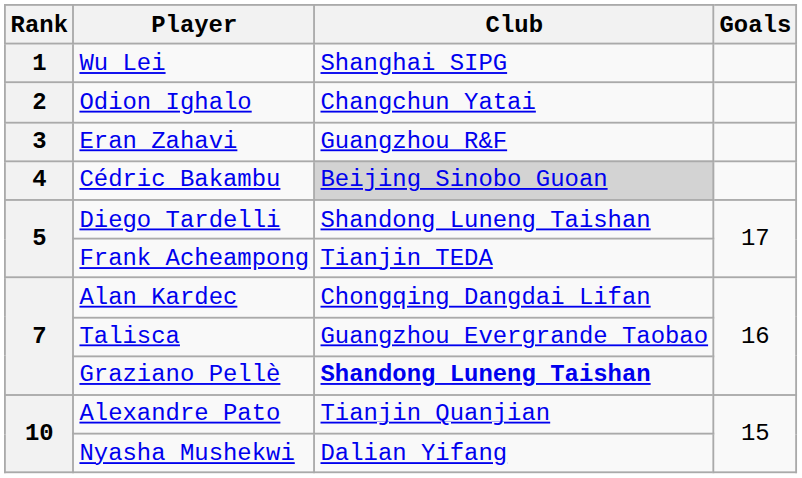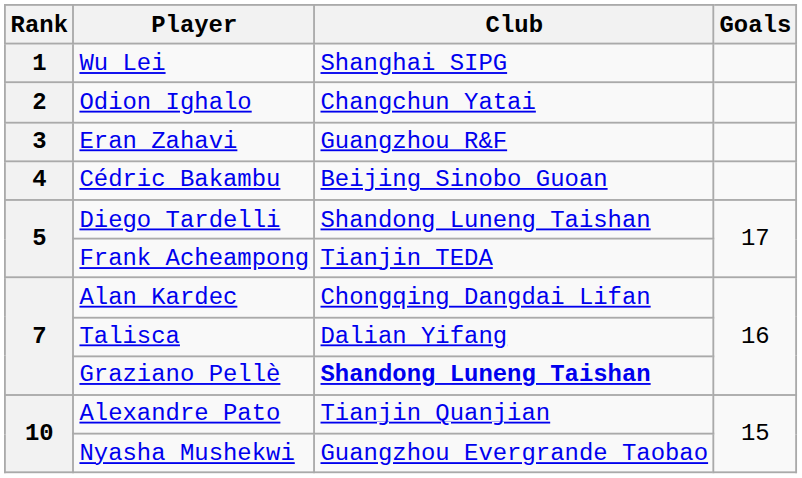(464, 180) lightgrey background -> (464, 180) no background
(514, 336) Guangzhou Evergrande Taobao -> (414, 336) Dalian Yifang
(414, 453) Dalian Yifang -> (514, 453) Guangzhou Evergrande Taobao
